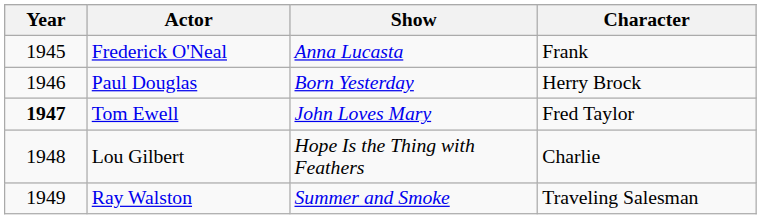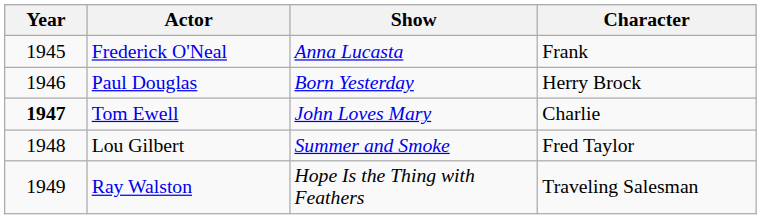(588, 113) Fred Taylor -> (571, 113) Charlie
(385, 156) Hope Is the Thing with Feathers -> (372, 144) Summer and Smoke
(571, 156) Charlie -> (588, 144) Fred Taylor
(372, 198) Summer and Smoke -> (385, 187) Hope Is the Thing with Feathers
